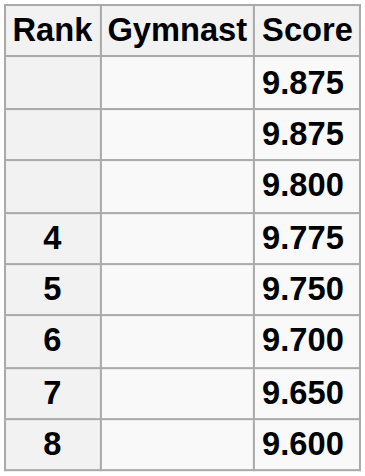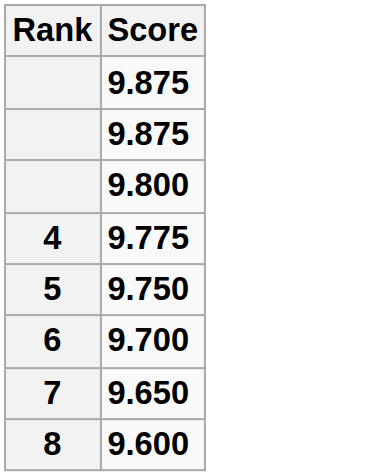- column: (177, 30)
